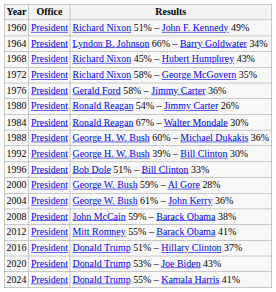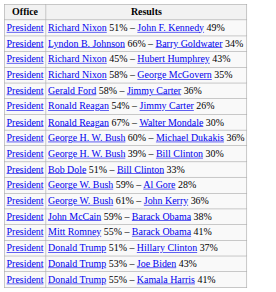- column: (17, 12)
